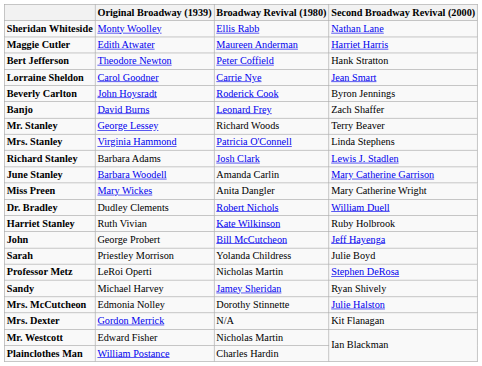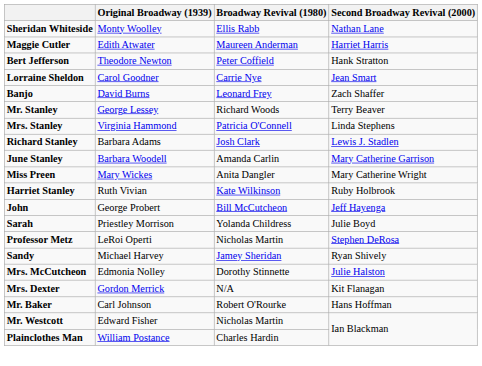- row: (42, 93)
- row: (32, 207)
+ row: (29, 304)
